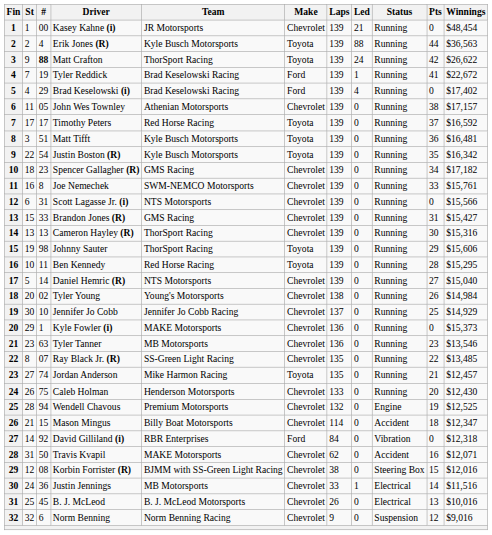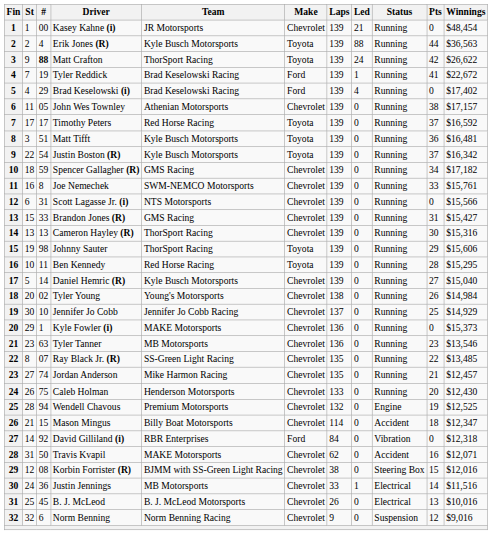(434, 154) 35 -> (434, 154) 37
(44, 170) 23 -> (44, 170) 59
(178, 281) NTS Motorsports -> (191, 281) Kyle Busch Motorsports
(300, 375) Toyota -> (306, 375) Chevrolet
